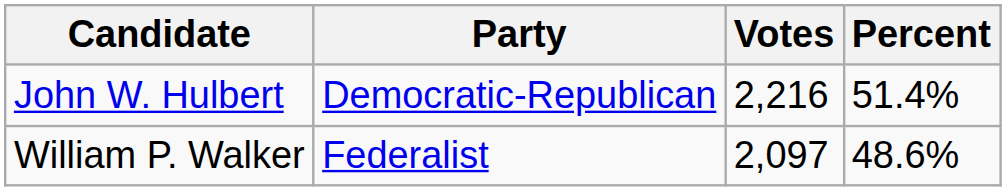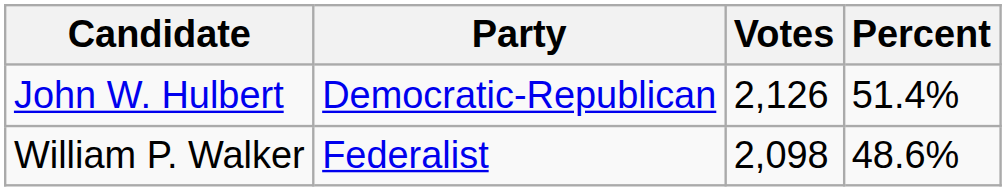(781, 94) 2,216 -> (781, 94) 2,126
(781, 154) 2,097 -> (781, 154) 2,098
